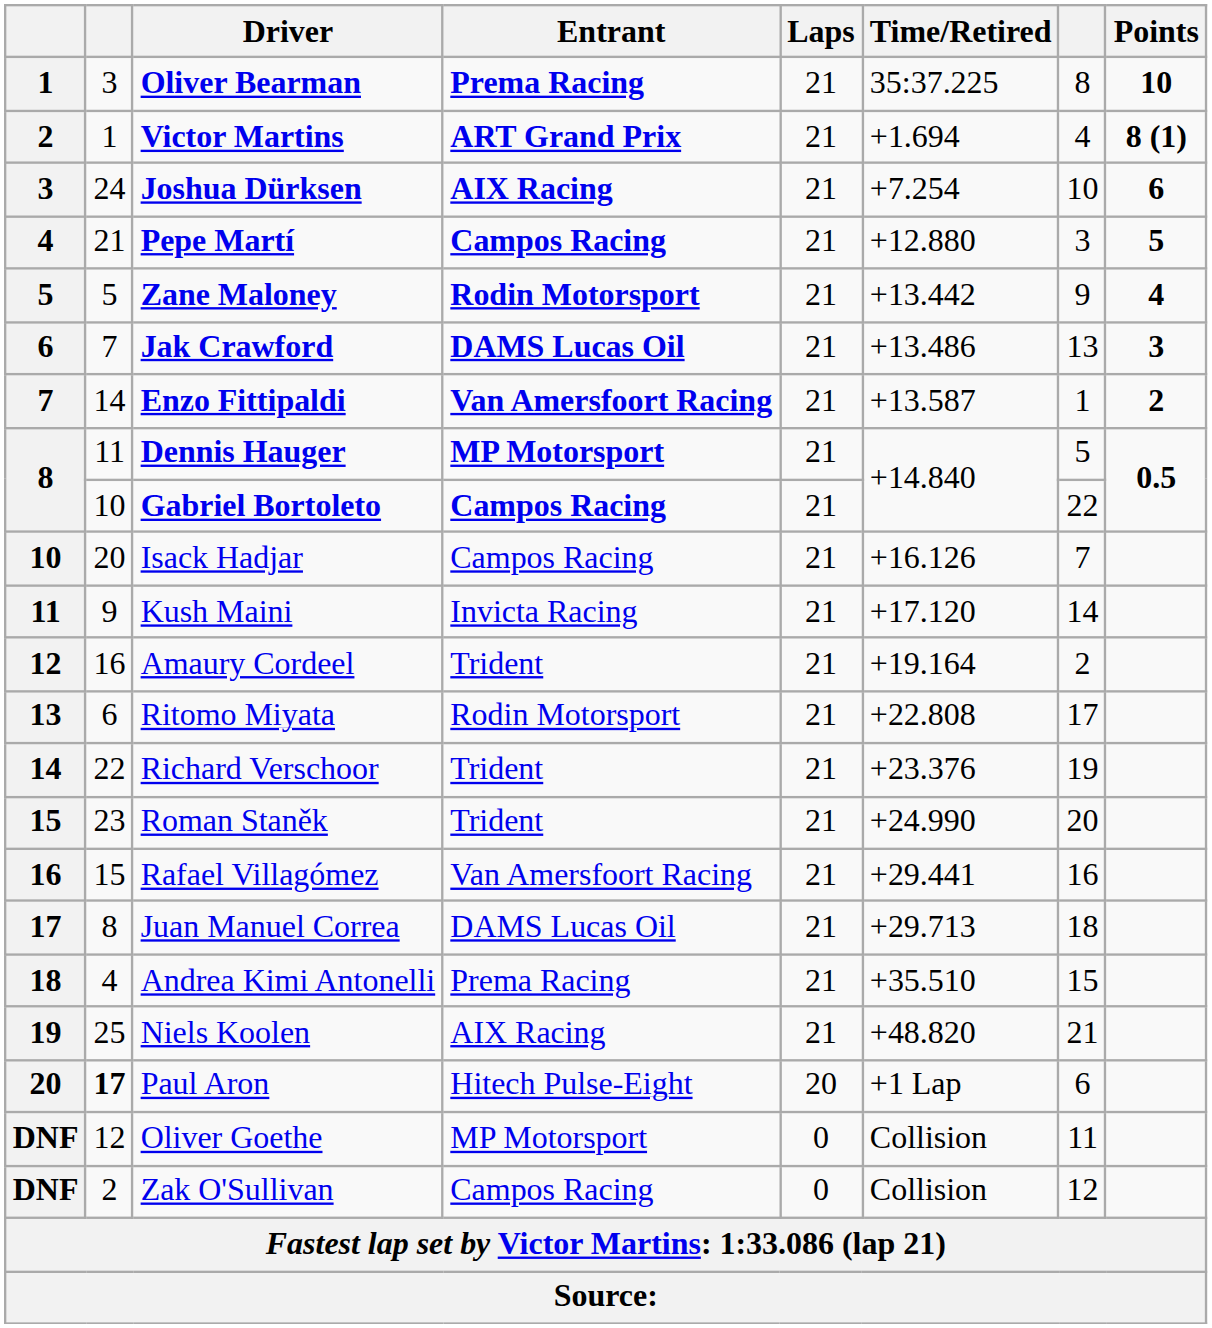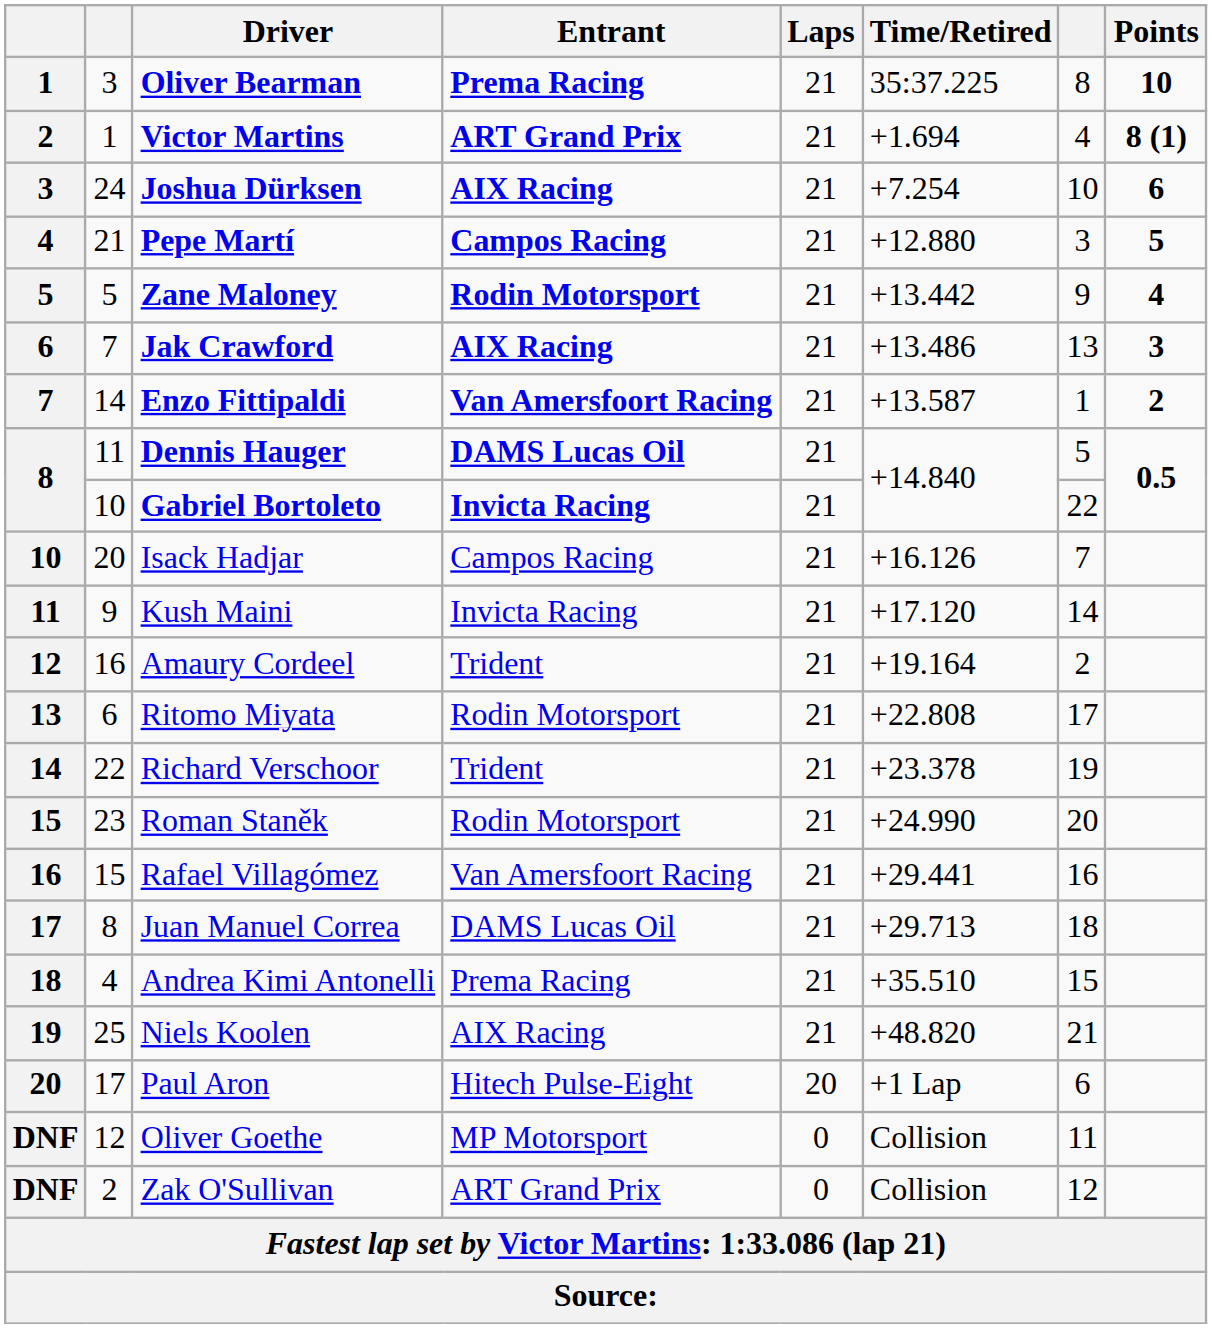(567, 346) DAMS Lucas Oil -> (532, 346) AIX Racing
(557, 452) MP Motorsport -> (567, 452) DAMS Lucas Oil
(558, 505) Campos Racing -> (550, 505) Invicta Racing
(923, 768) +23.376 -> (923, 768) +23.378
(497, 821) Trident -> (565, 821) Rodin Motorsport
(110, 1085) bold -> (110, 1085) normal
(552, 1190) Campos Racing -> (556, 1190) ART Grand Prix
